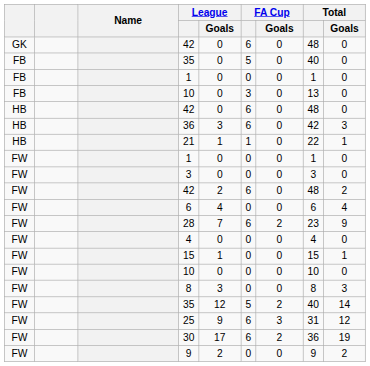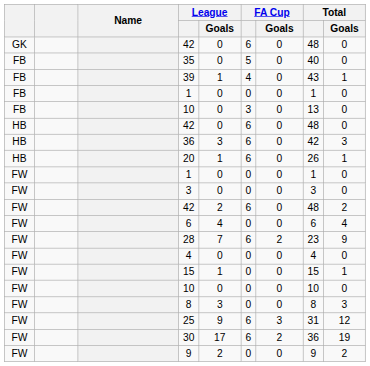+ row: (19, 77)
- row: (19, 142)
+ row: (19, 158)
- row: (19, 304)
